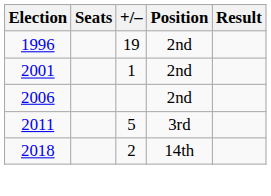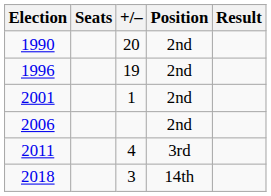+ row: (38, 44)
(131, 124) 5 -> (131, 151) 4
(131, 151) 2 -> (131, 177) 3
